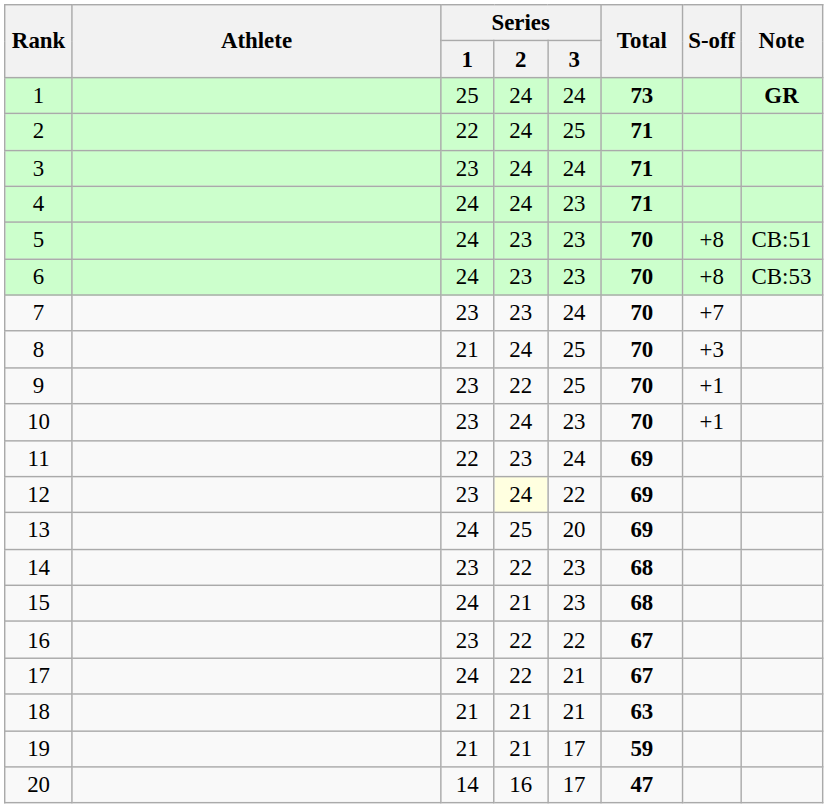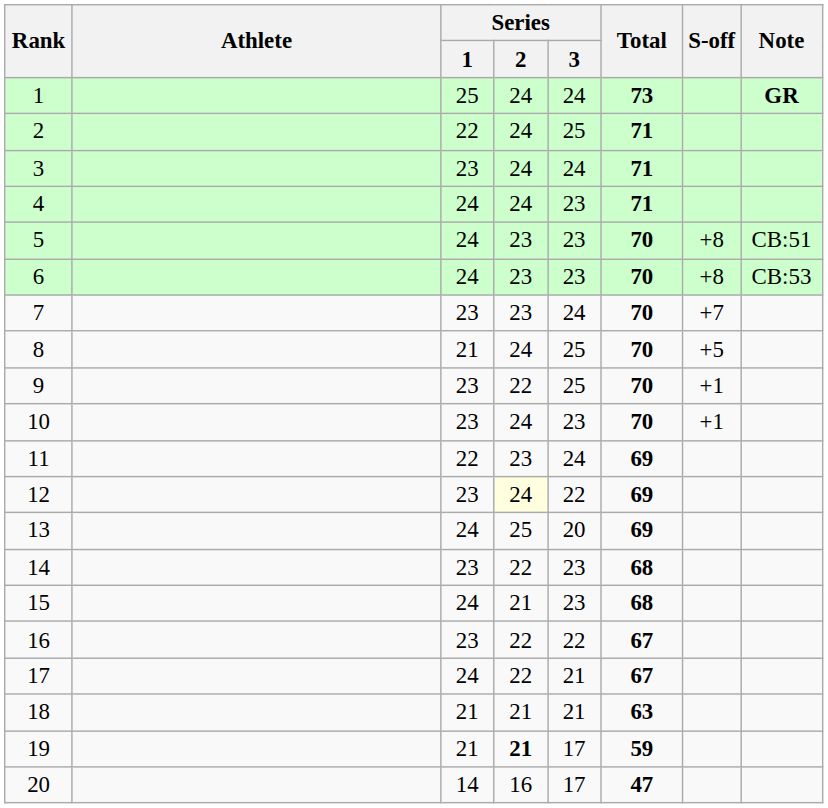(712, 349) +3 -> (712, 349) +5
(521, 748) normal -> (521, 748) bold
